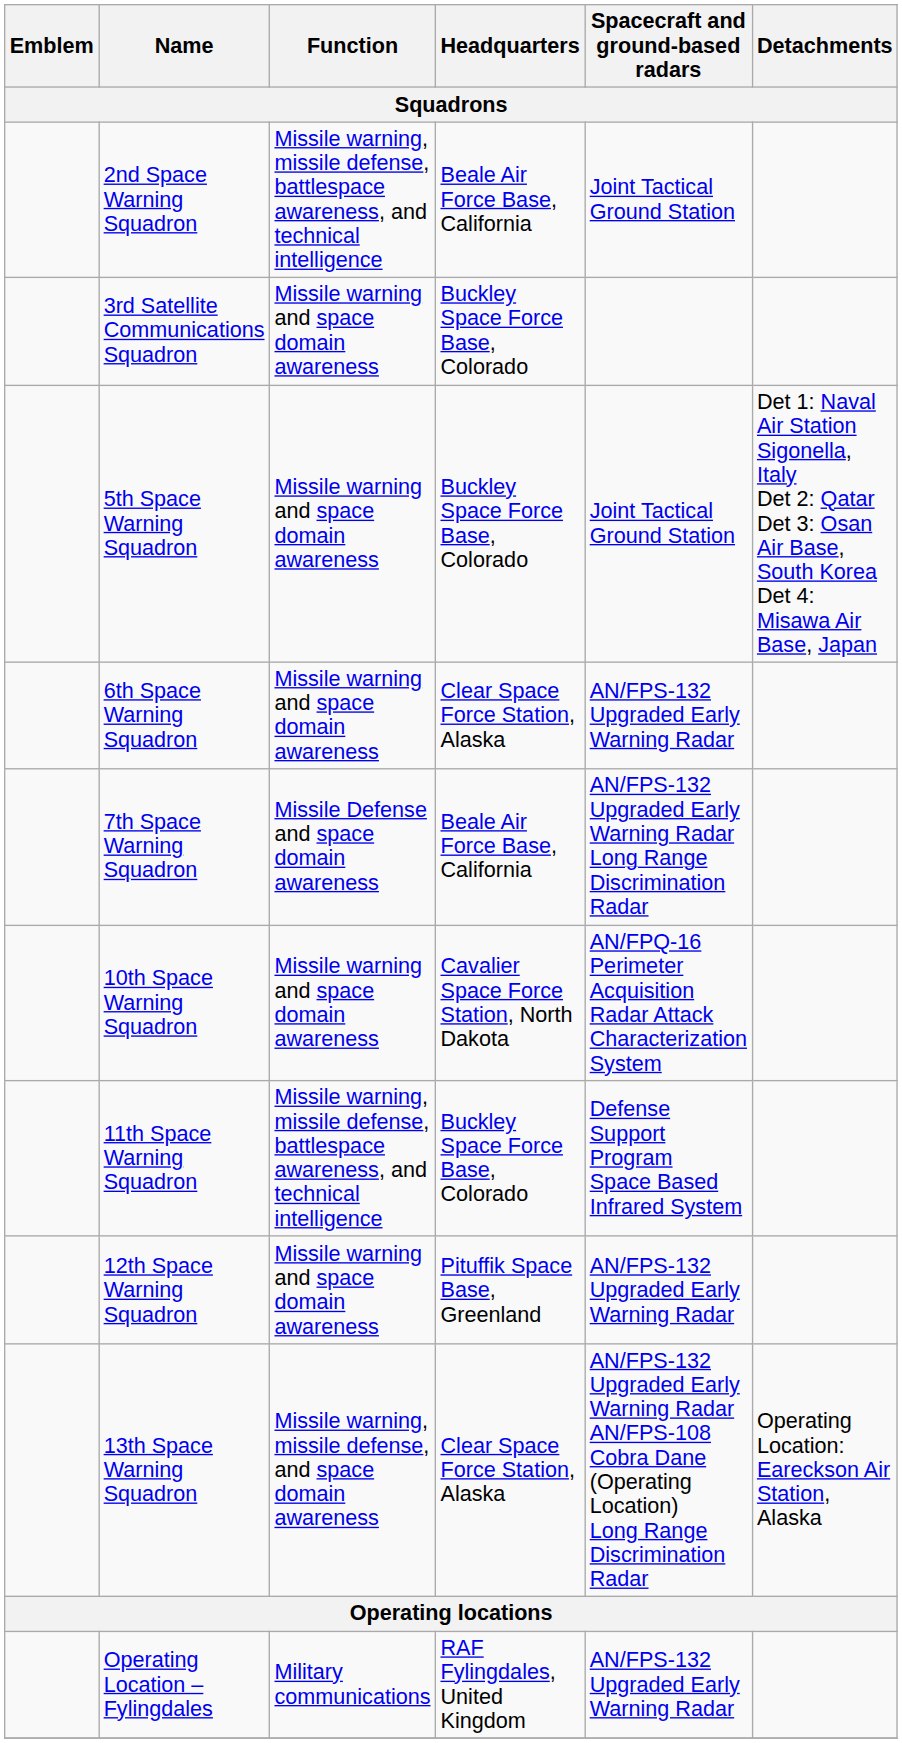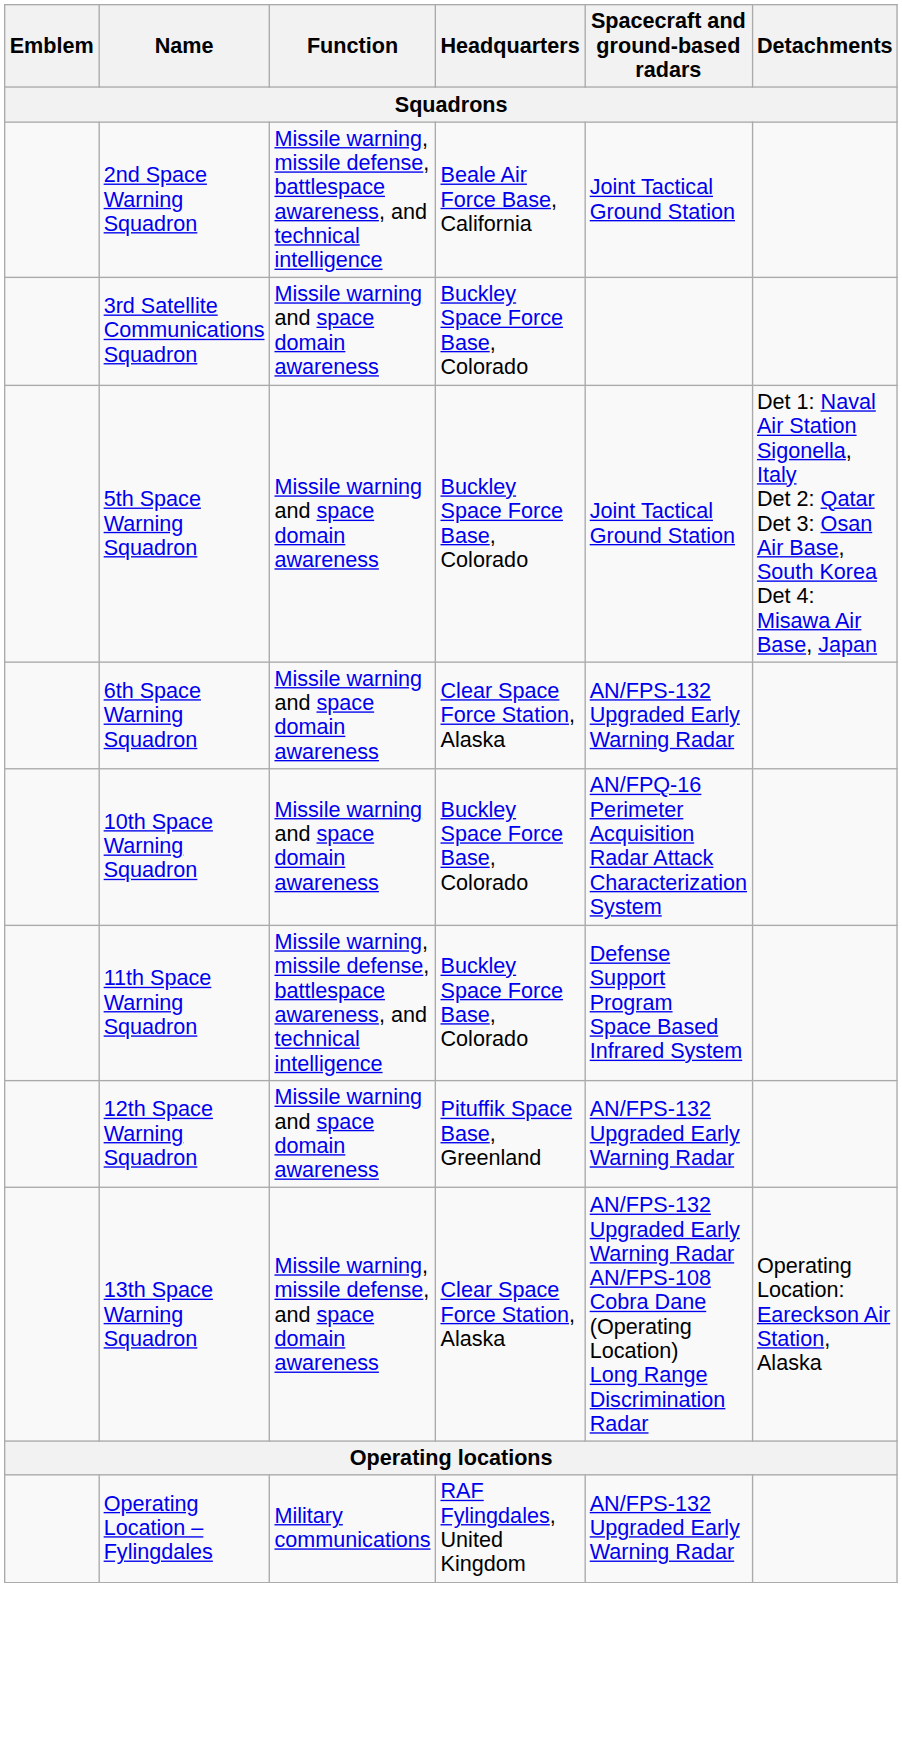- row: (152, 846)
(507, 1002) Cavalier Space Force Station, North Dakota -> (502, 846) Buckley Space Force Base, Colorado
